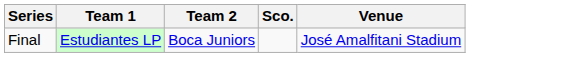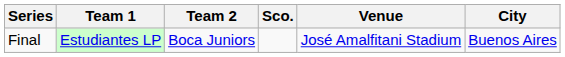+ column: (512, 16)
